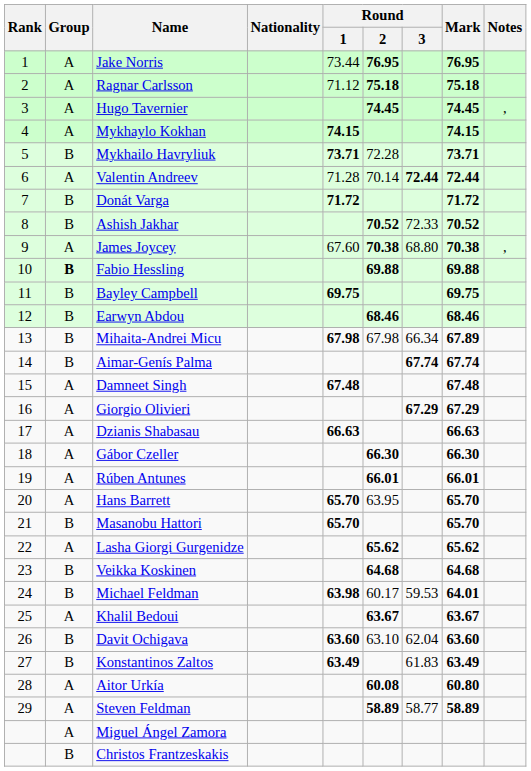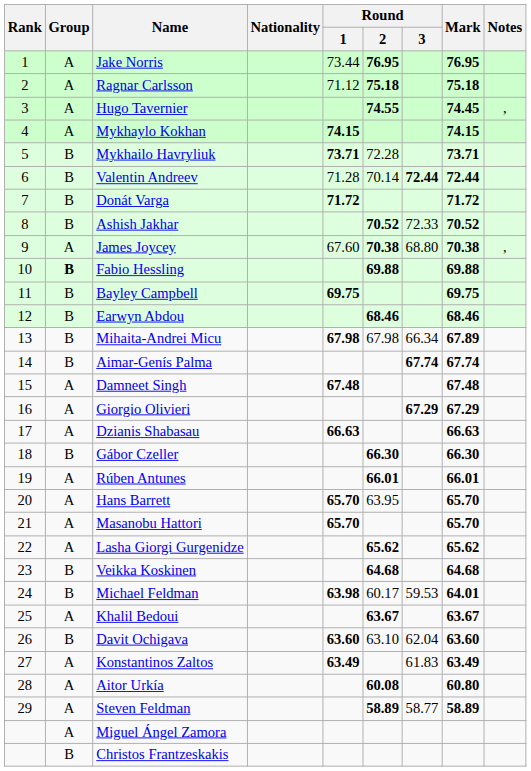(383, 108) 74.45 -> (383, 108) 74.55
(69, 177) A -> (69, 177) B
(69, 454) A -> (69, 454) B
(69, 524) B -> (69, 524) A
(69, 662) B -> (69, 662) A
